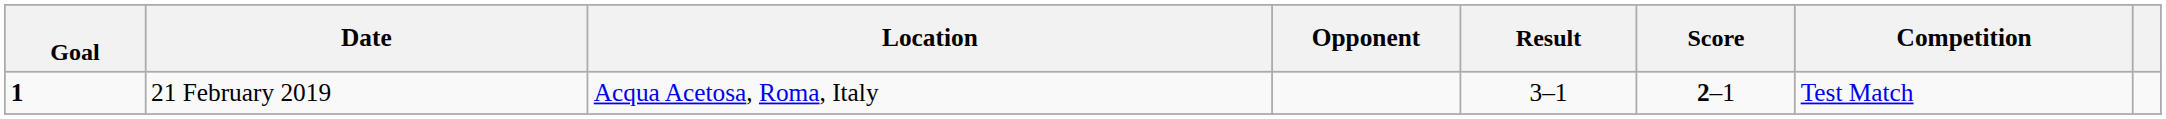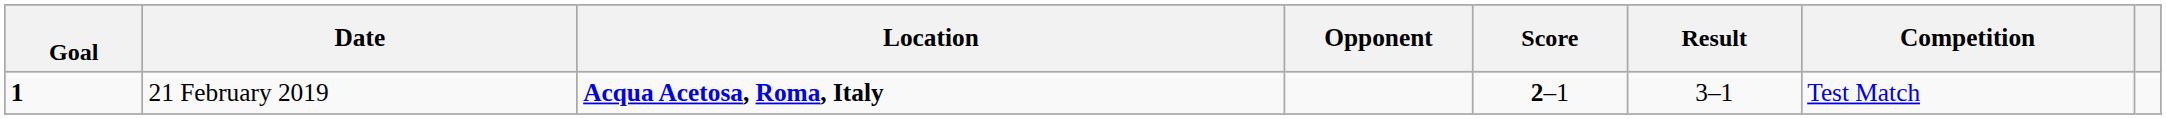columns swapped: (1716, 38) <-> (1549, 38)
(736, 93) normal -> (733, 93) bold
